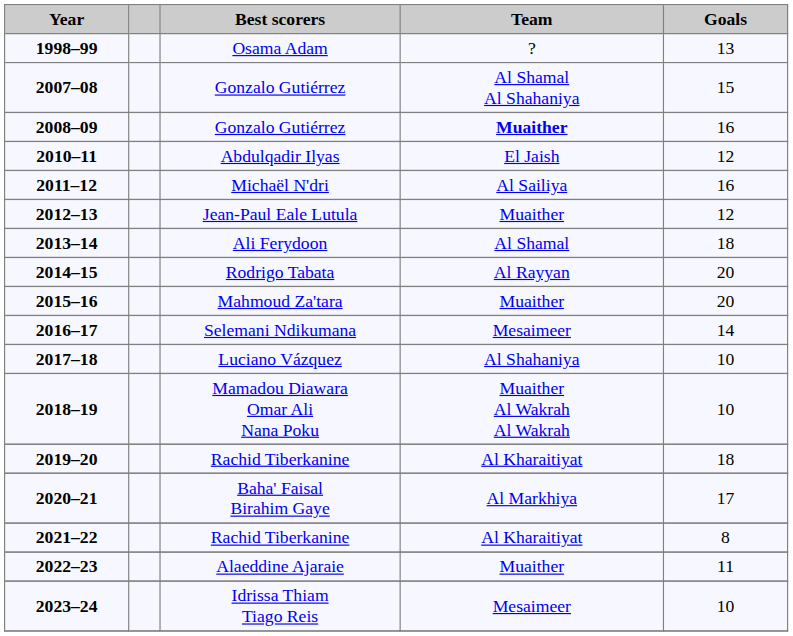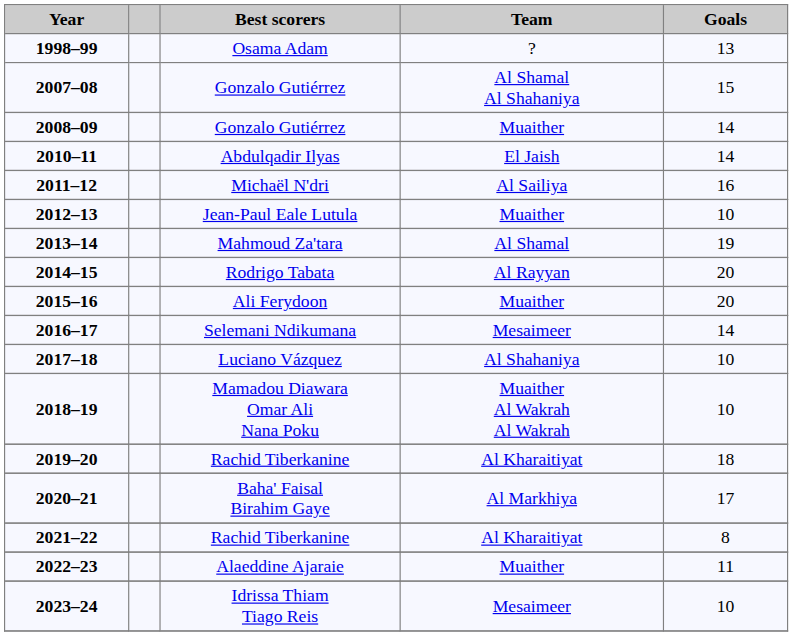(532, 126) bold -> (532, 126) normal
(726, 126) 16 -> (726, 126) 14
(726, 155) 12 -> (726, 155) 14
(726, 213) 12 -> (726, 213) 10
(280, 242) Ali Ferydoon -> (280, 242) Mahmoud Za'tara
(726, 242) 18 -> (726, 242) 19
(280, 300) Mahmoud Za'tara -> (280, 300) Ali Ferydoon
